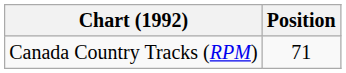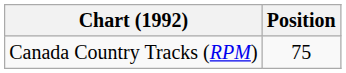(301, 52) 71 -> (301, 52) 75
